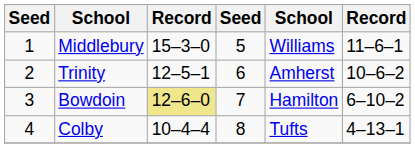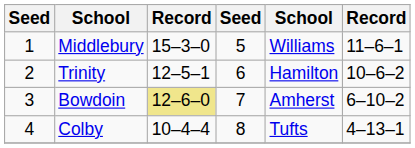(302, 73) Amherst -> (304, 73) Hamilton
(304, 101) Hamilton -> (302, 101) Amherst
